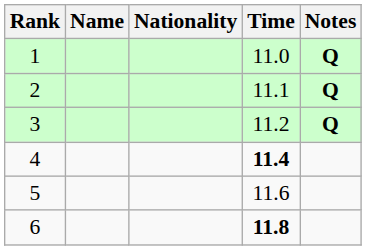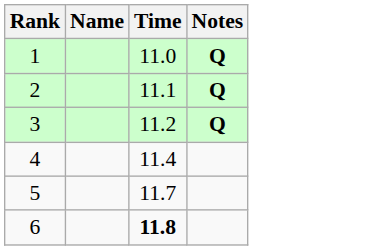- column: (186, 21)
(271, 158) bold -> (158, 158) normal
(271, 192) 11.6 -> (158, 192) 11.7
